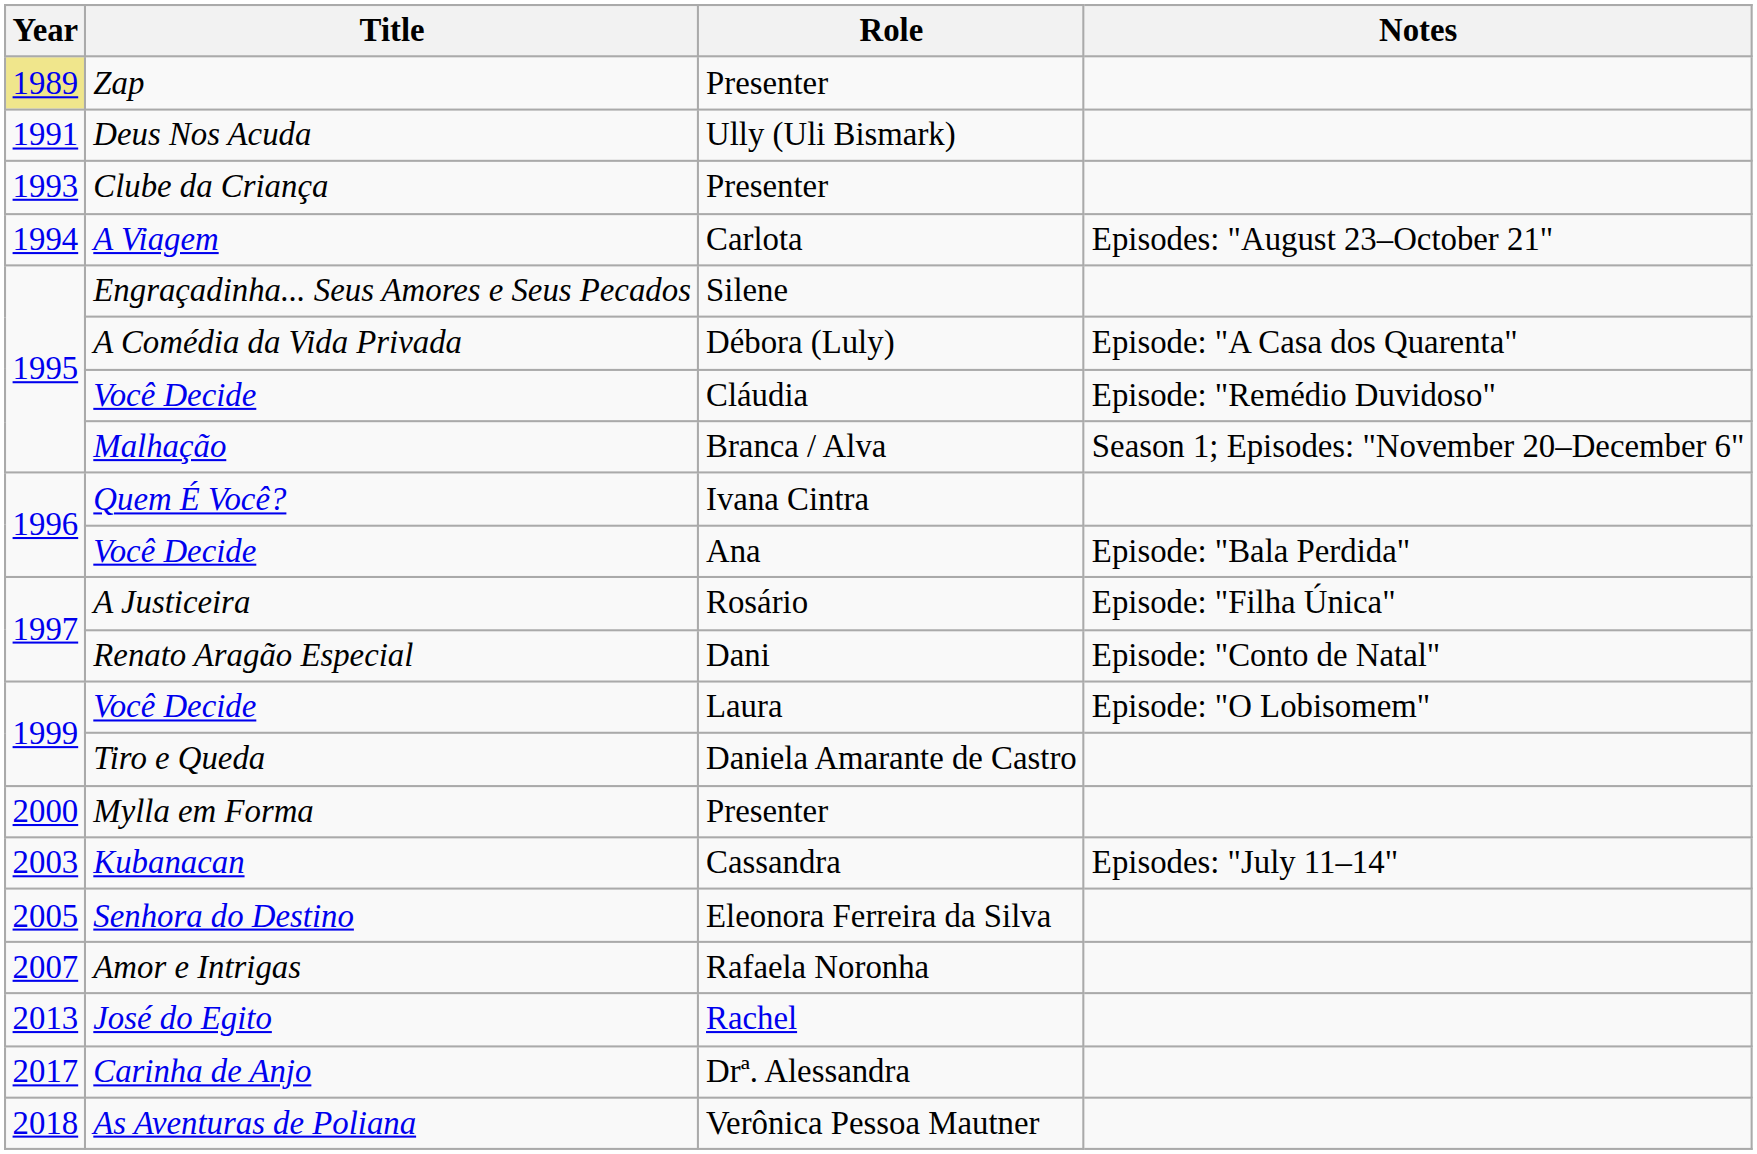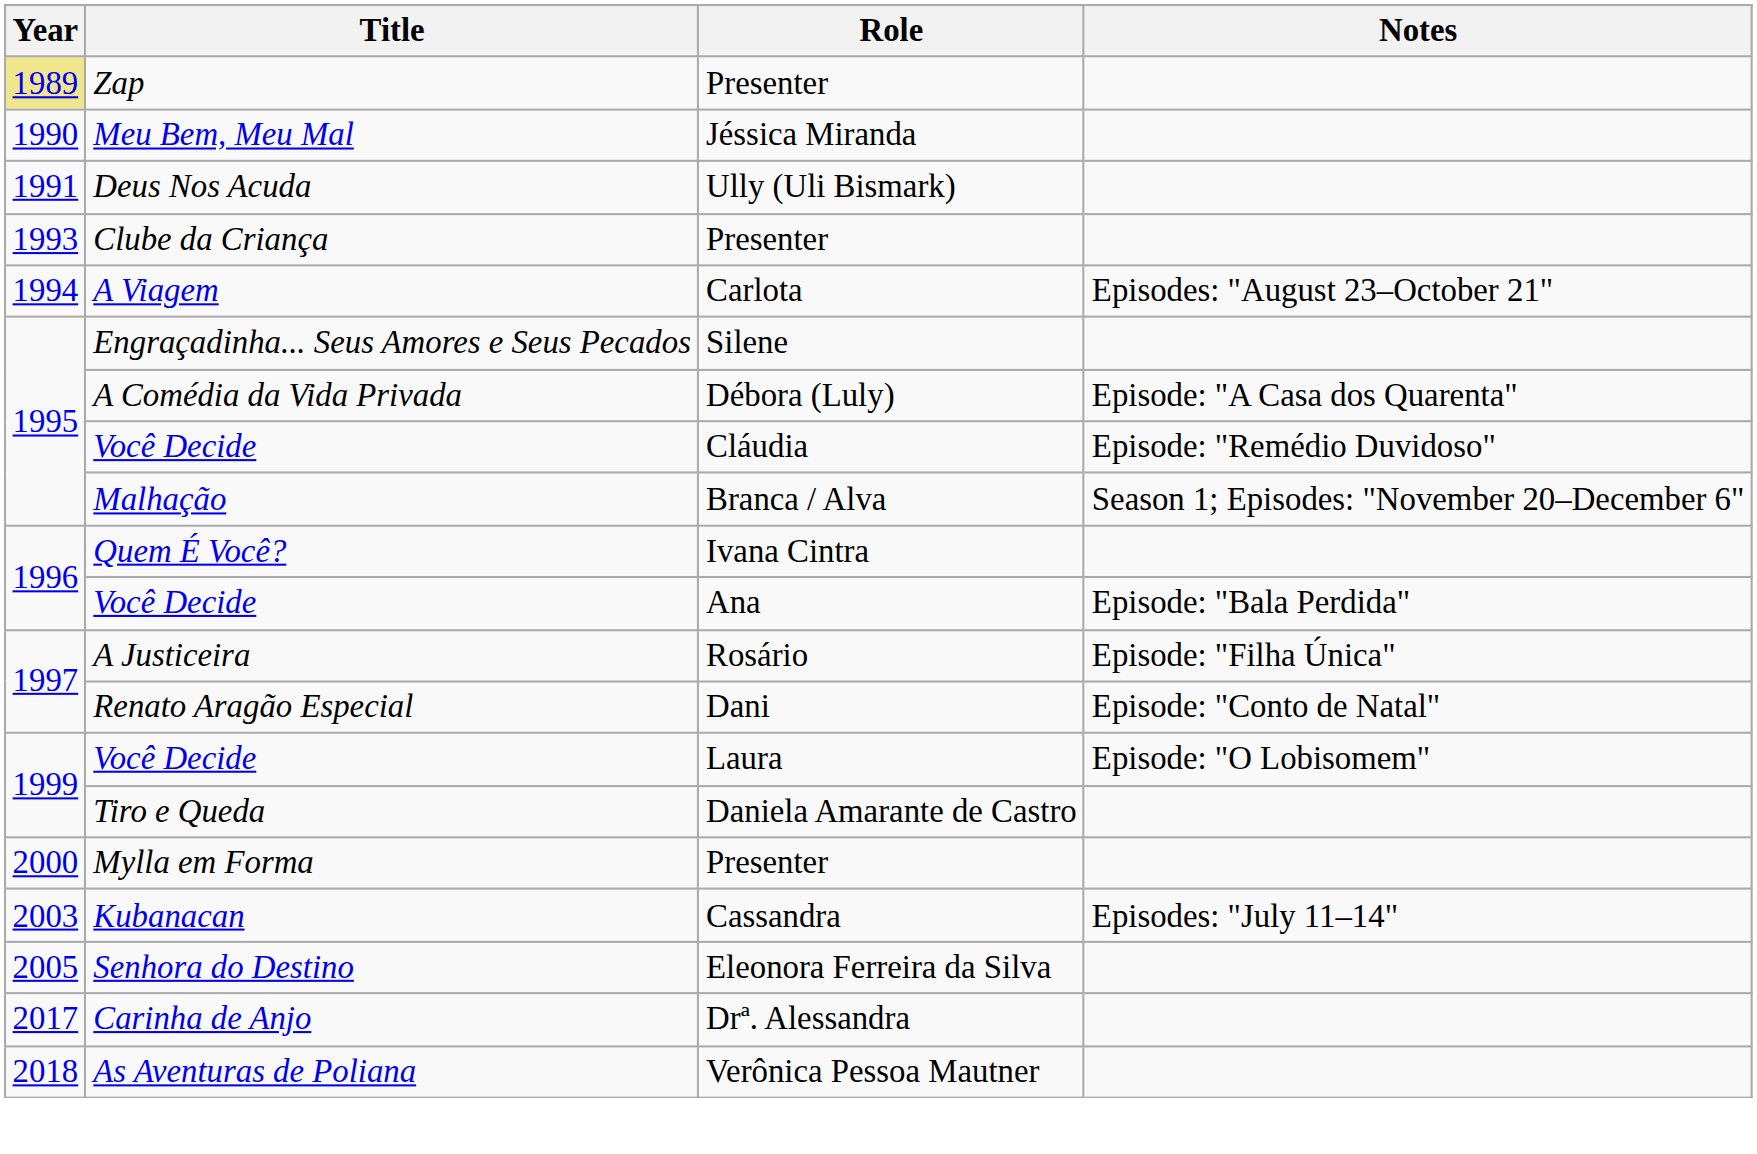+ row: (224, 134)
- row: (197, 966)
- row: (183, 1018)
